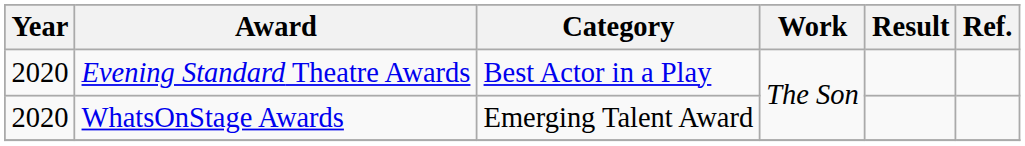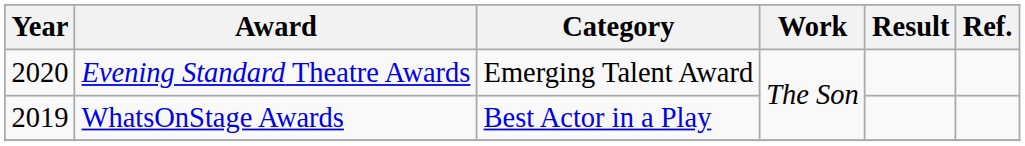(597, 72) Best Actor in a Play -> (618, 72) Emerging Talent Award
(40, 117) 2020 -> (40, 117) 2019
(618, 117) Emerging Talent Award -> (597, 117) Best Actor in a Play
